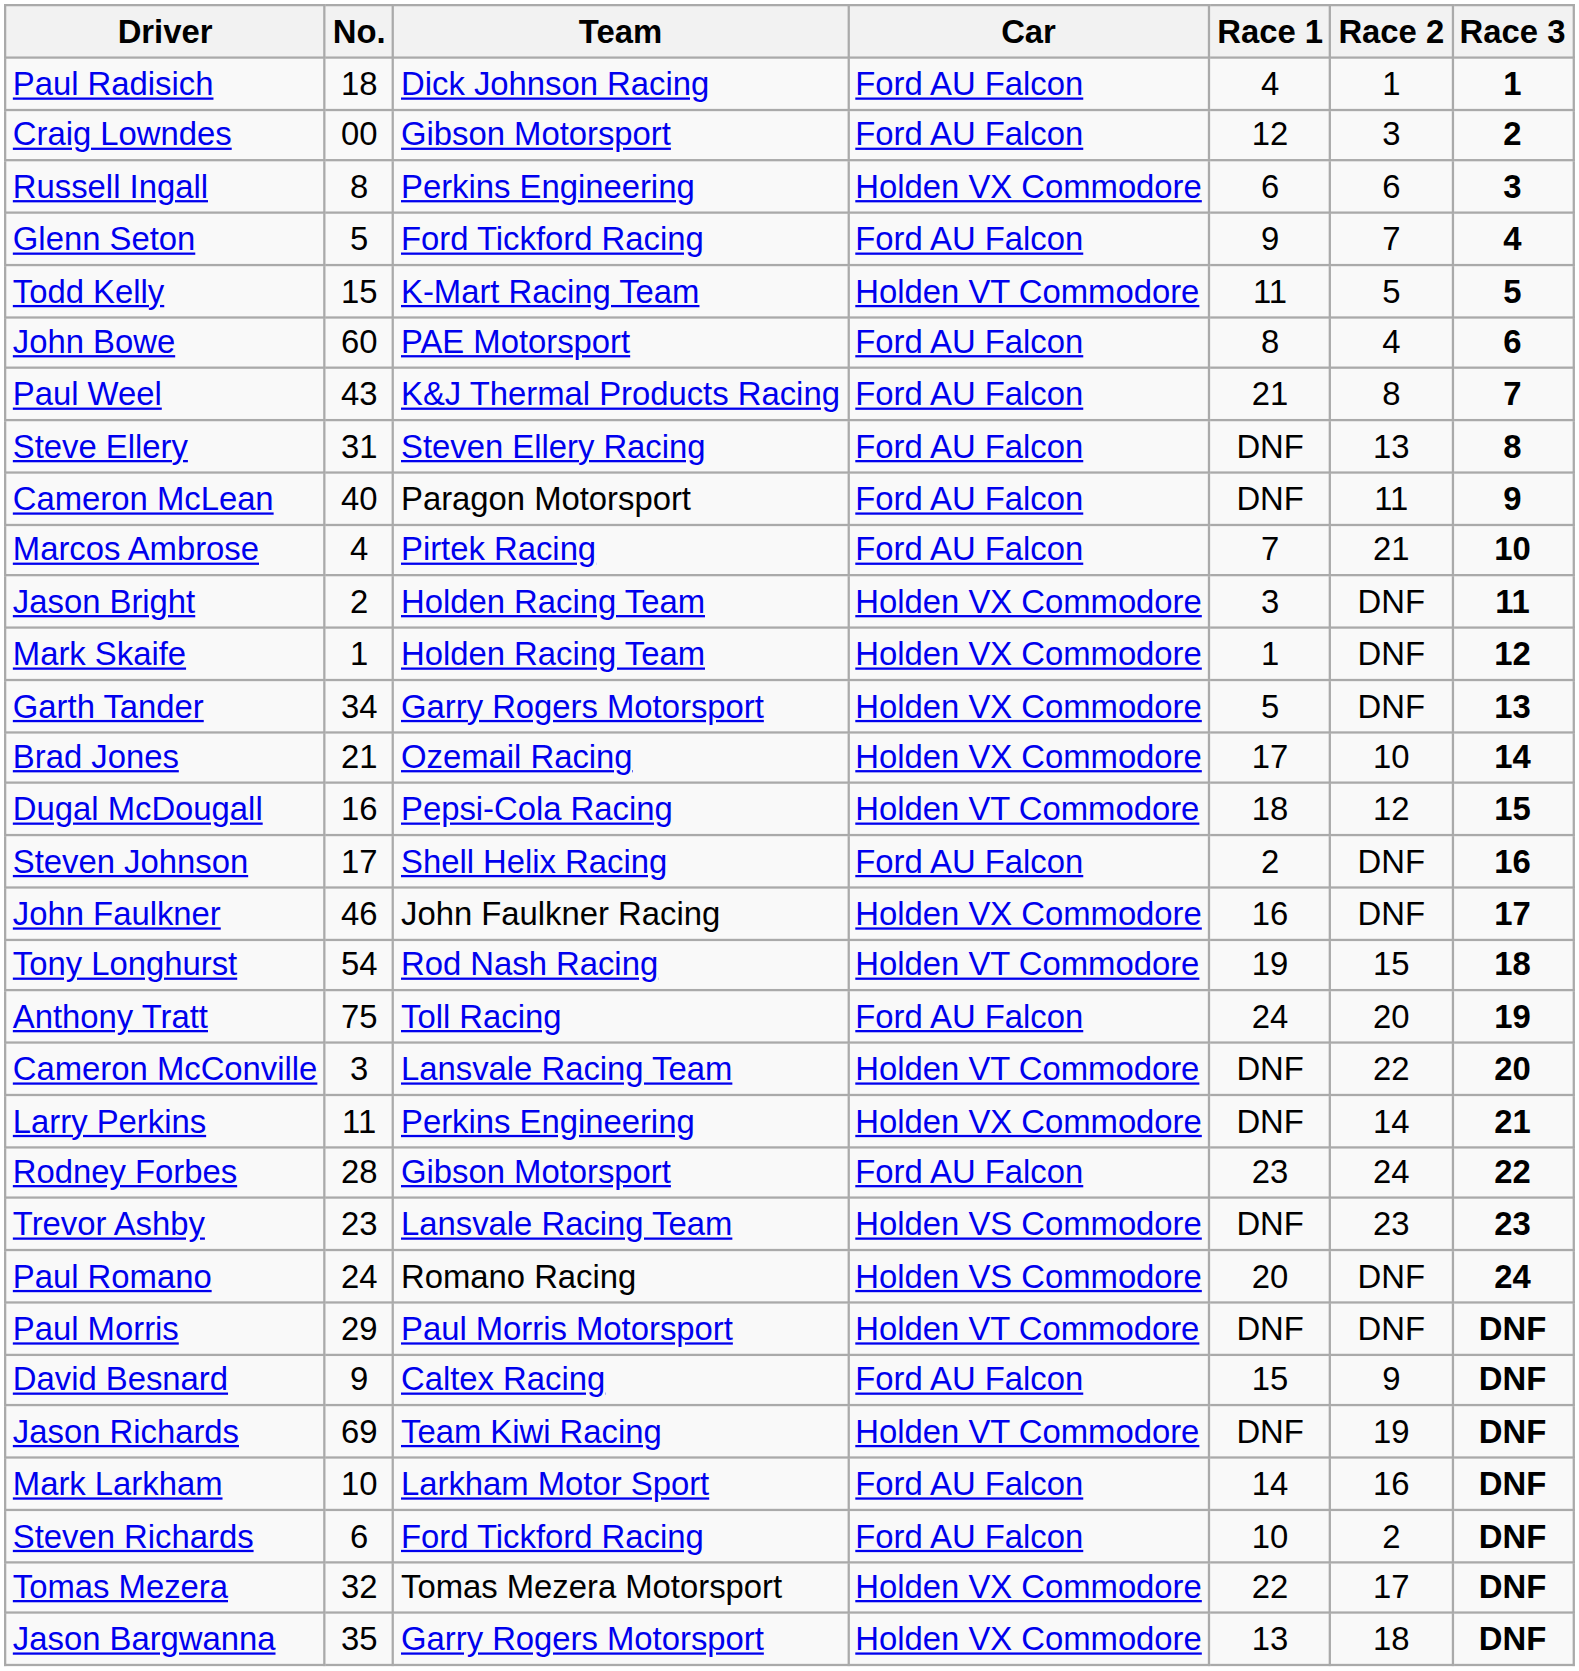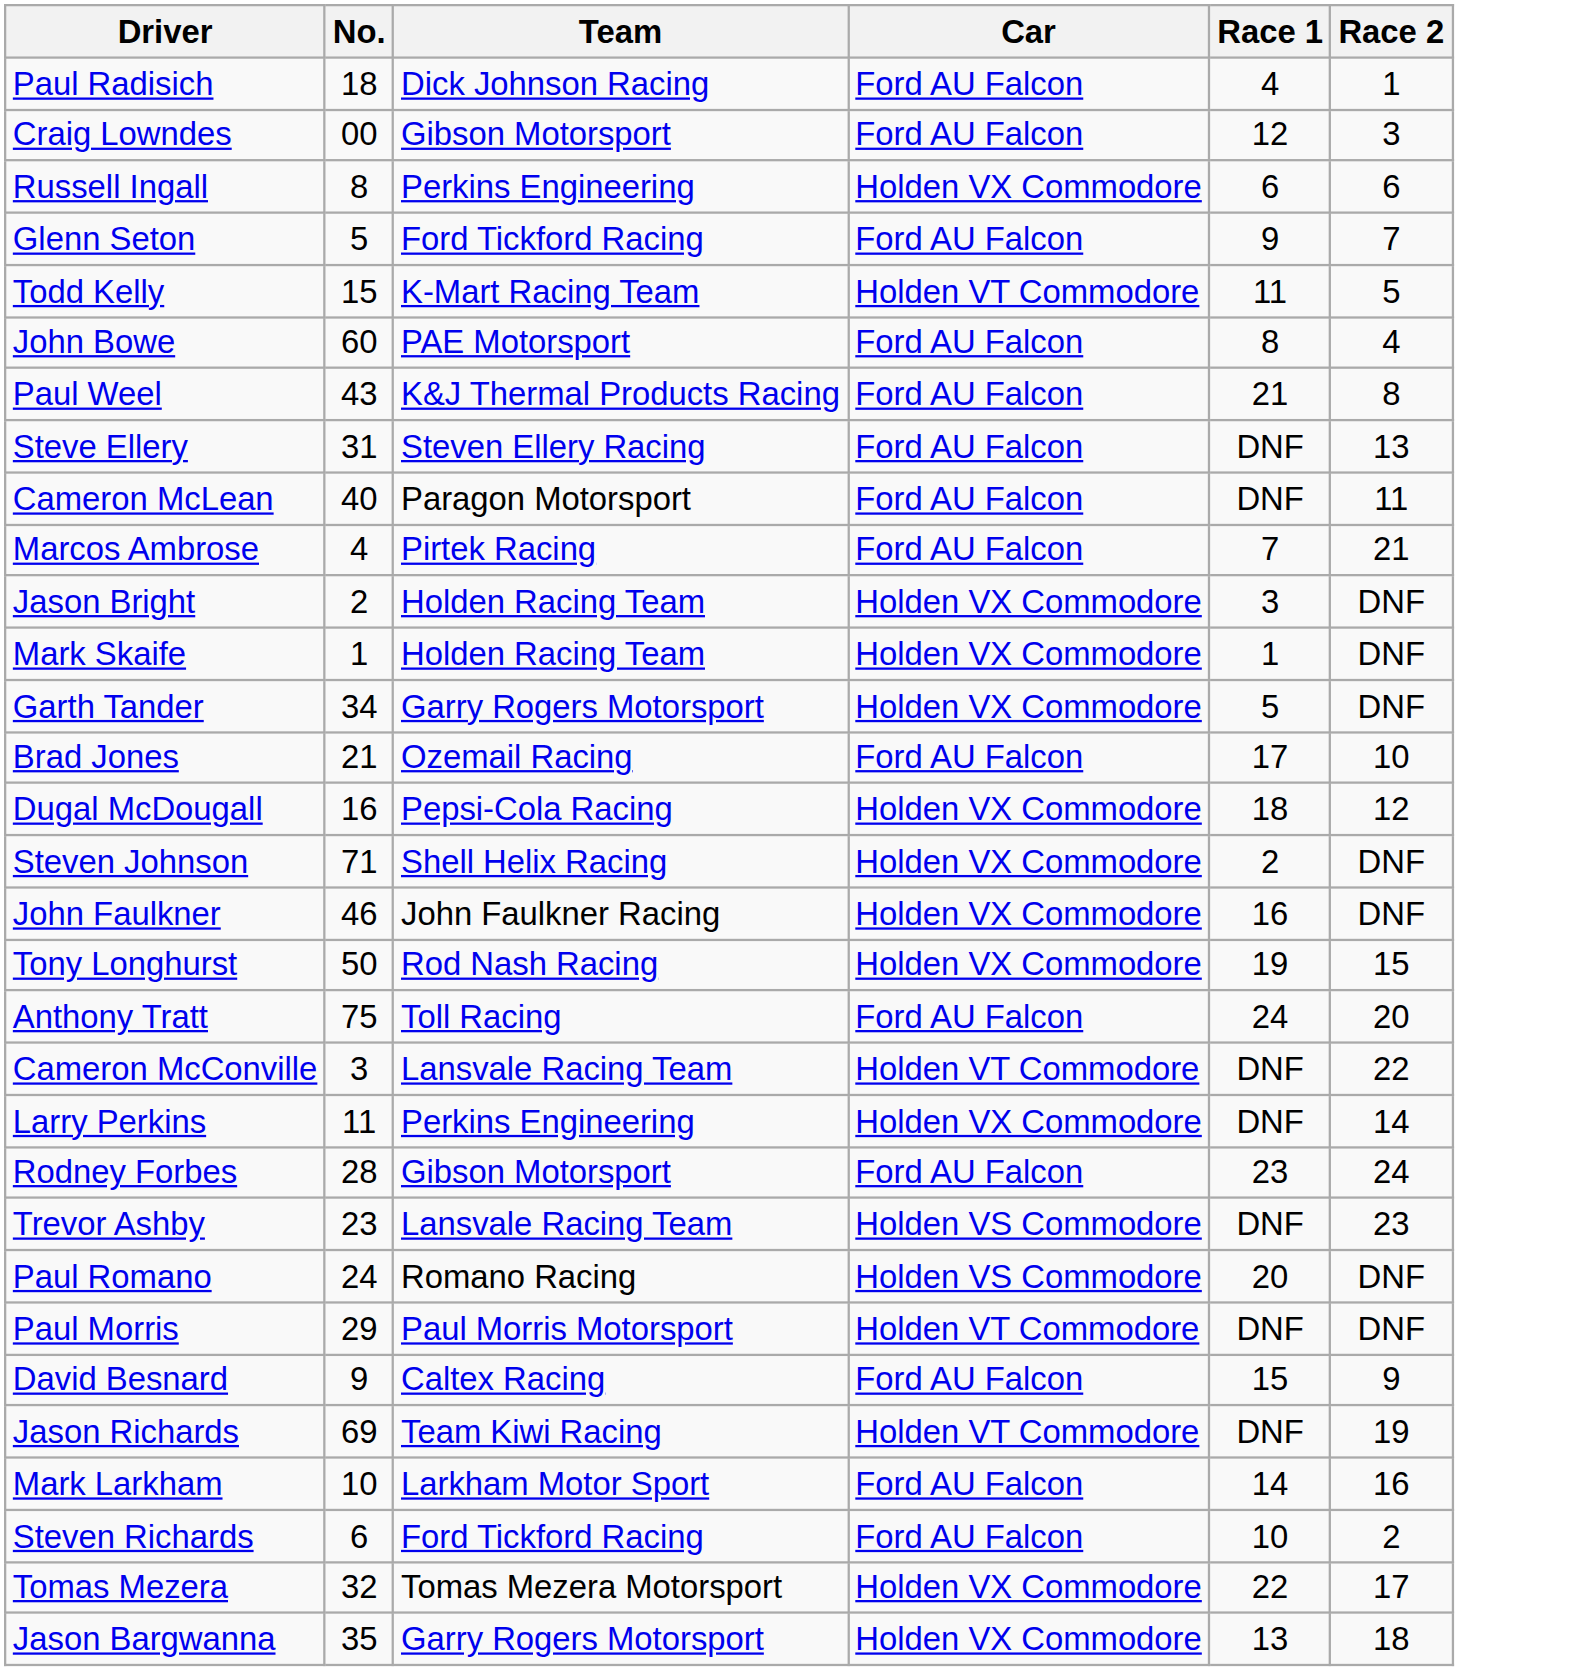- column: (1513, 31)
(1029, 758) Holden VX Commodore -> (969, 758) Ford AU Falcon
(1027, 810) Holden VT Commodore -> (1029, 810) Holden VX Commodore
(359, 861) 17 -> (359, 861) 71
(969, 861) Ford AU Falcon -> (1029, 861) Holden VX Commodore
(359, 965) 54 -> (359, 965) 50
(1027, 965) Holden VT Commodore -> (1029, 965) Holden VX Commodore
